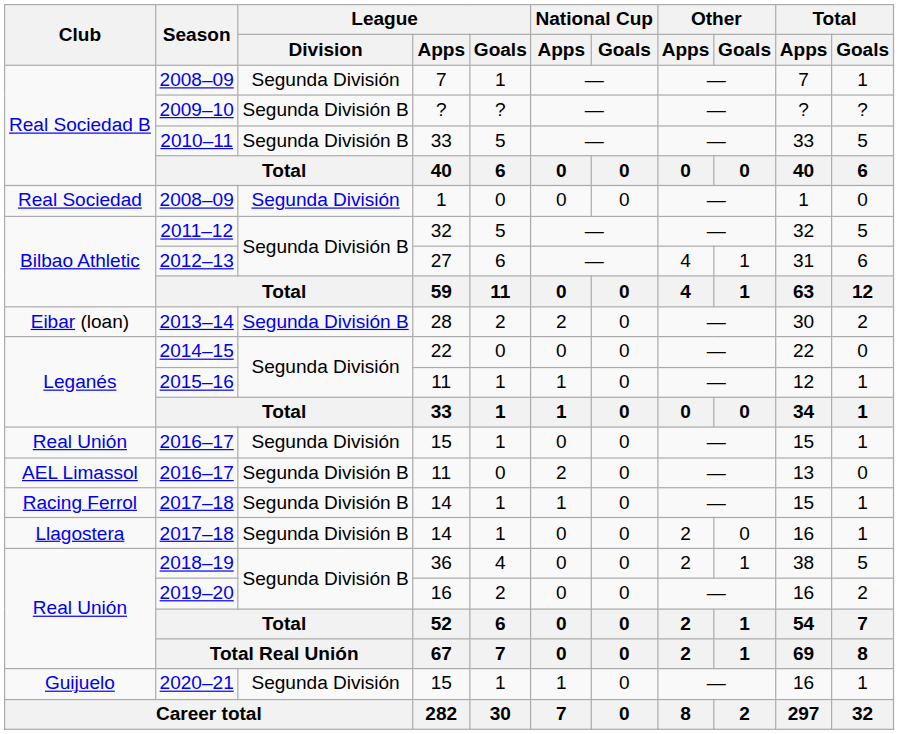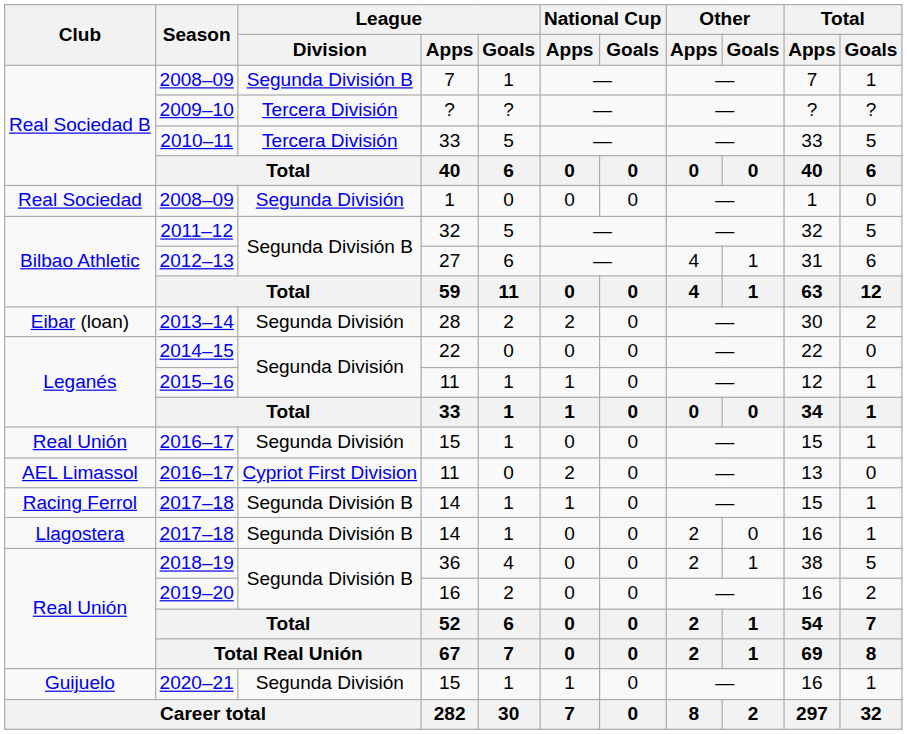(326, 79) Segunda División -> (330, 79) Segunda División B
(326, 110) Segunda División B -> (330, 110) Tercera División
(326, 140) Segunda División B -> (330, 140) Tercera División
(326, 321) Segunda División B -> (330, 321) Segunda División
(326, 472) Segunda División B -> (330, 472) Cypriot First Division
